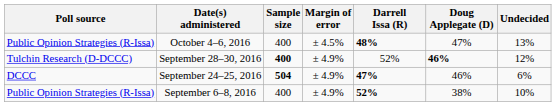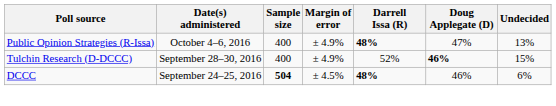(328, 42) ± 4.5% -> (328, 42) ± 4.9%
(283, 59) bold -> (283, 59) normal
(524, 59) 12% -> (524, 59) 15%
(328, 76) ± 4.9% -> (328, 76) ± 4.5%
(367, 76) 47% -> (367, 76) 48%
- row: (210, 93)
